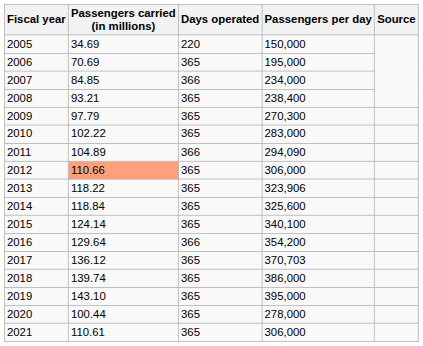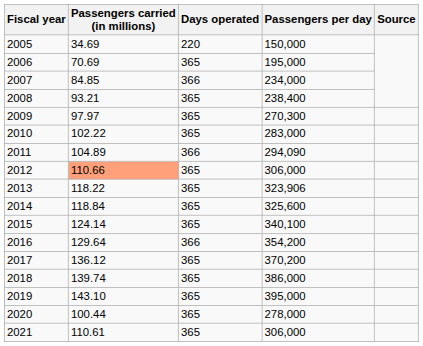(85, 116) 97.79 -> (85, 116) 97.97
(285, 260) 370,703 -> (285, 260) 370,200
